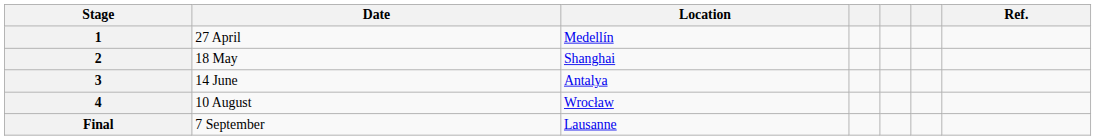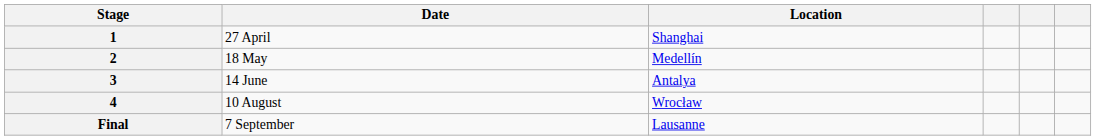- column: (1016, 15)
(589, 37) Medellín -> (678, 37) Shanghai
(590, 59) Shanghai -> (677, 59) Medellín
